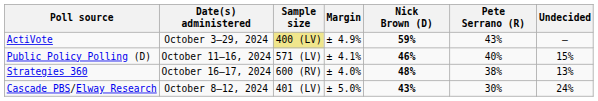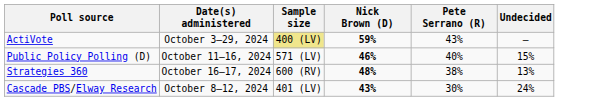- column: (344, 18)
